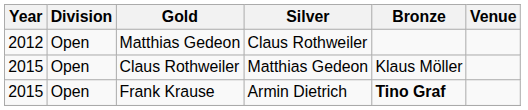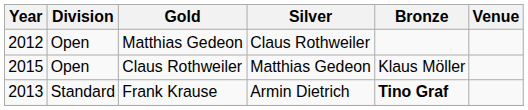(26, 92) 2015 -> (26, 92) 2013
(70, 92) Open -> (83, 92) Standard
